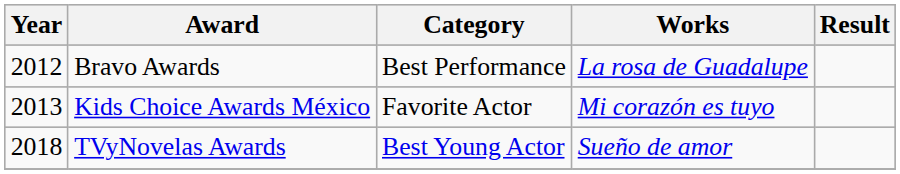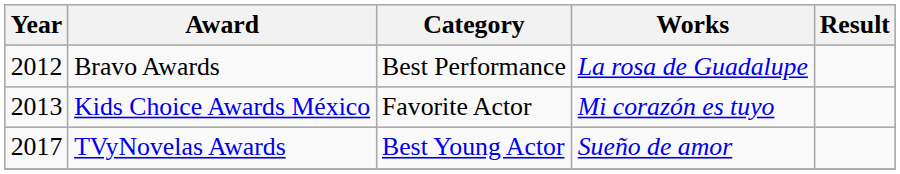(37, 147) 2018 -> (37, 147) 2017
